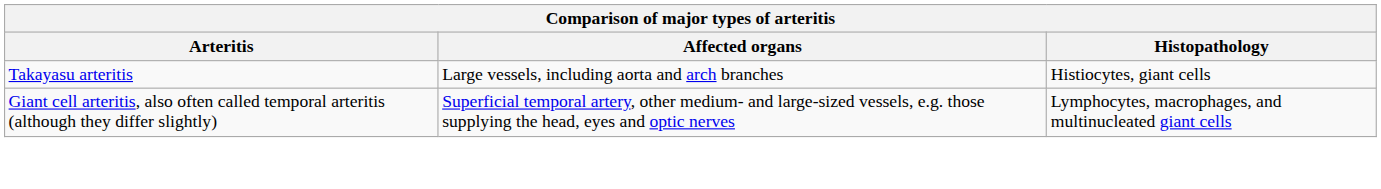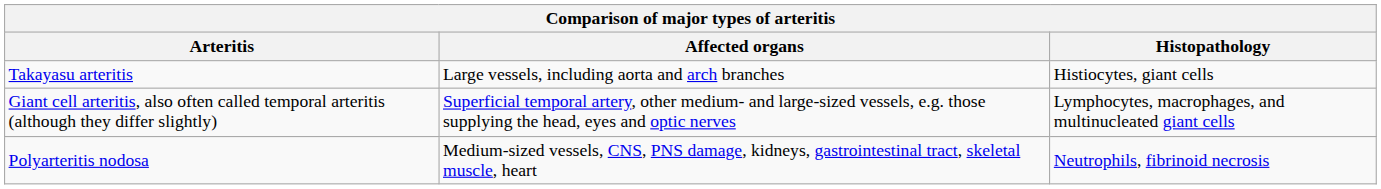+ row: (79, 159)
